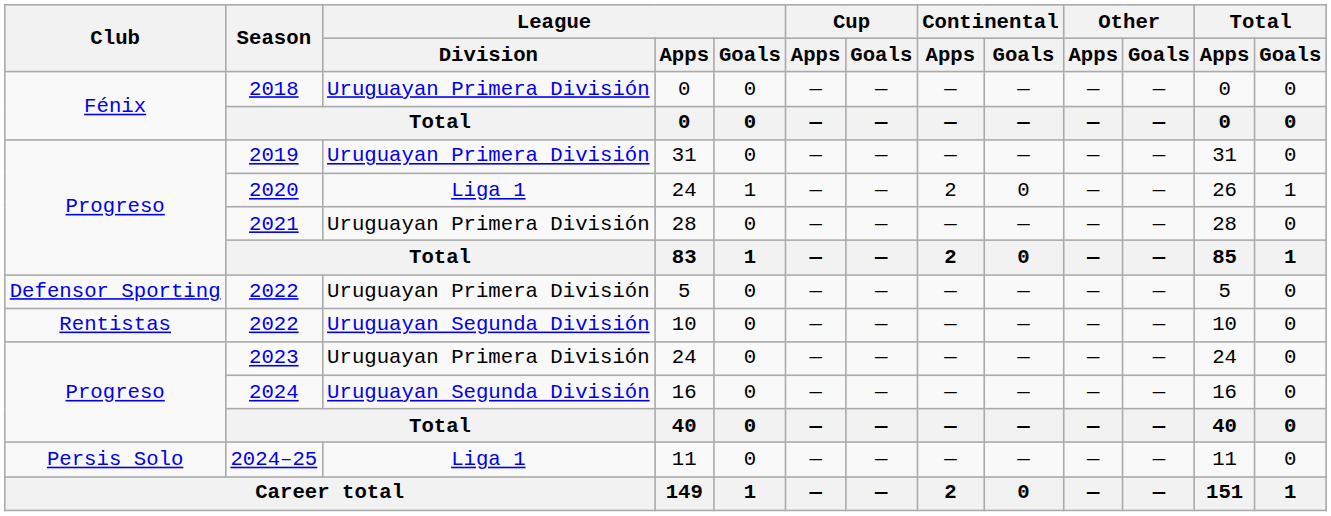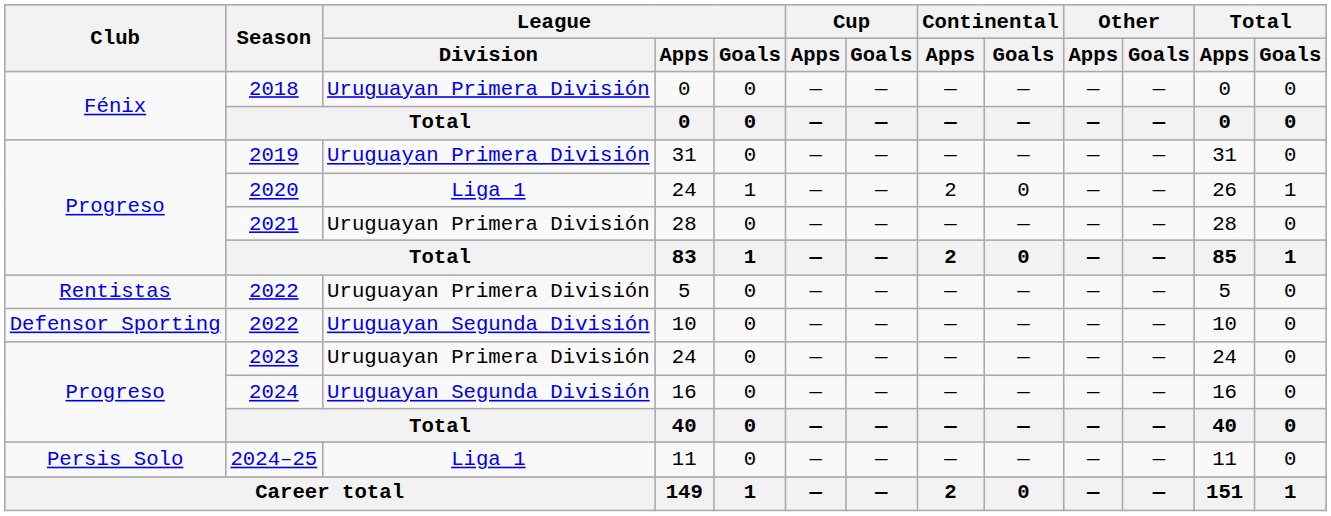(115, 291) Defensor Sporting -> (115, 291) Rentistas
(115, 325) Rentistas -> (115, 325) Defensor Sporting
